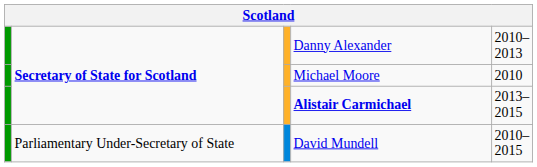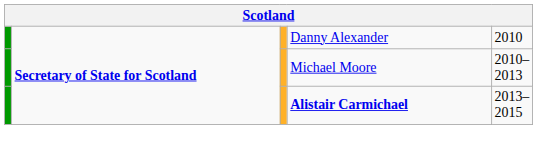(512, 45) 2010–2013 -> (508, 37) 2010
(508, 75) 2010 -> (512, 67) 2010–2013
- row: (336, 142)
